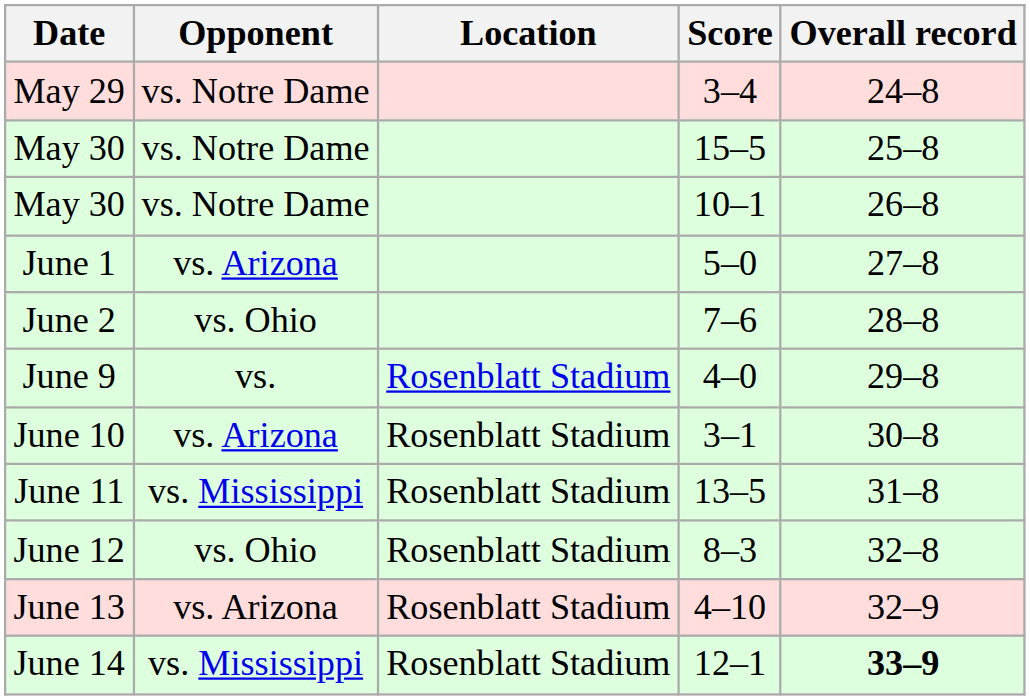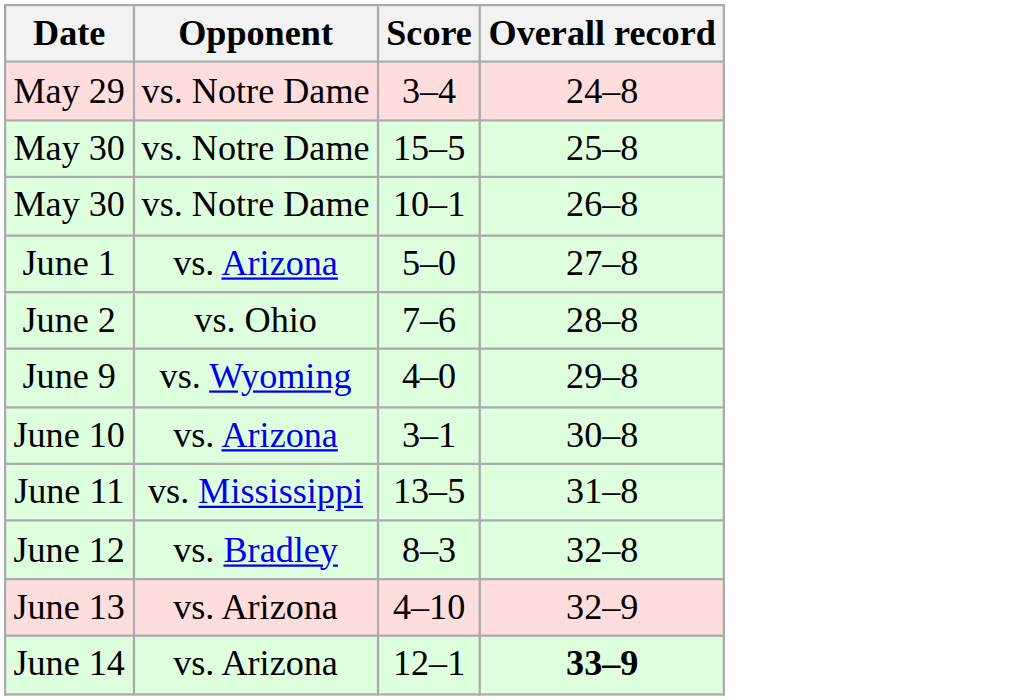- column: (528, 33)
(256, 377) vs. -> (256, 377) vs. Wyoming
(256, 549) vs. Ohio -> (256, 549) vs. Bradley
(256, 663) vs. Mississippi -> (256, 663) vs. Arizona
